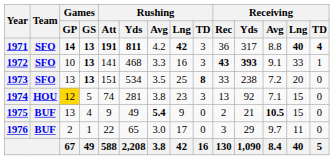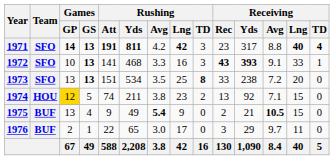(224, 46) 36 -> (224, 46) 23
(134, 96) 281 -> (134, 96) 211
(203, 96) 3 -> (203, 96) 2
